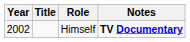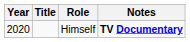(18, 29) 2002 -> (18, 29) 2020
